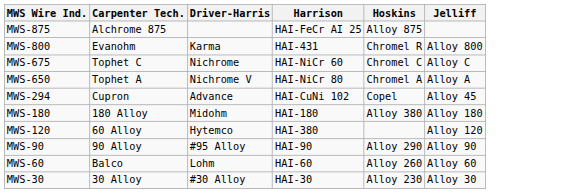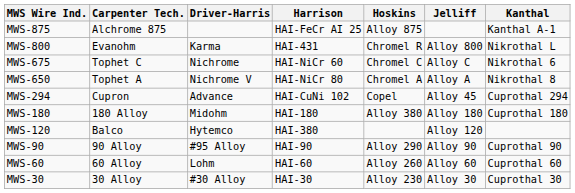+ column: (528, 13)
(117, 130) 60 Alloy -> (108, 130) Balco
(108, 163) Balco -> (117, 163) 60 Alloy
